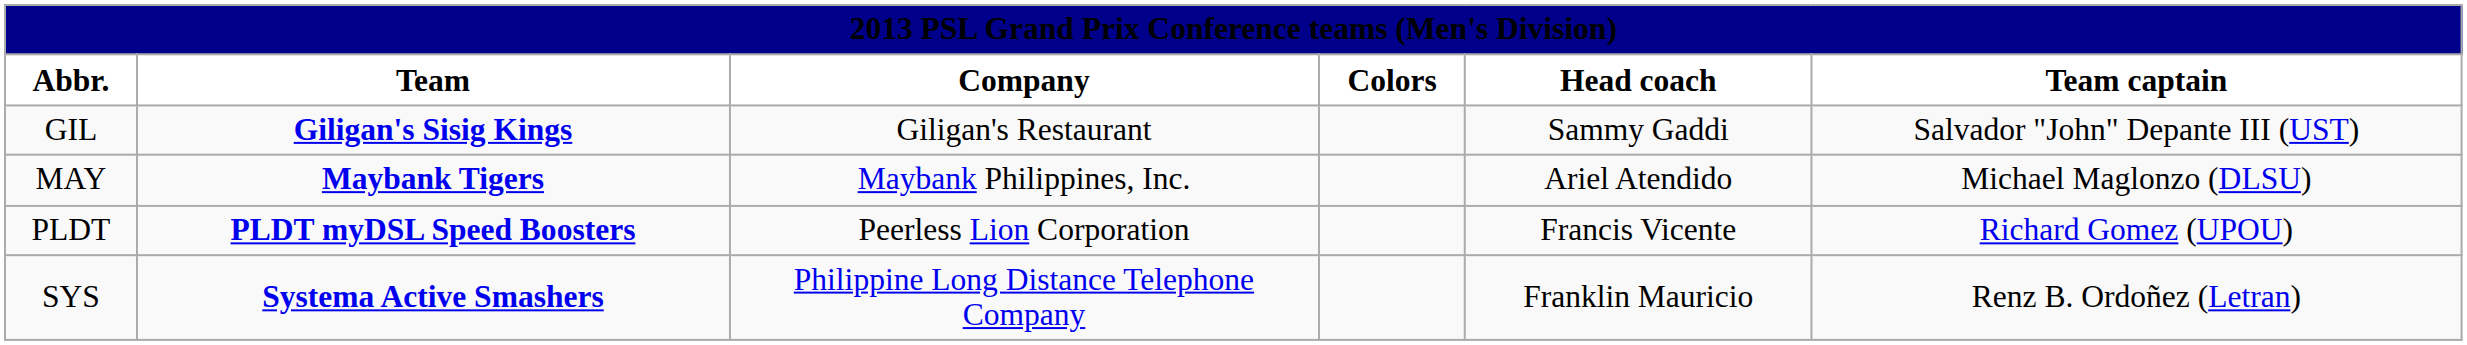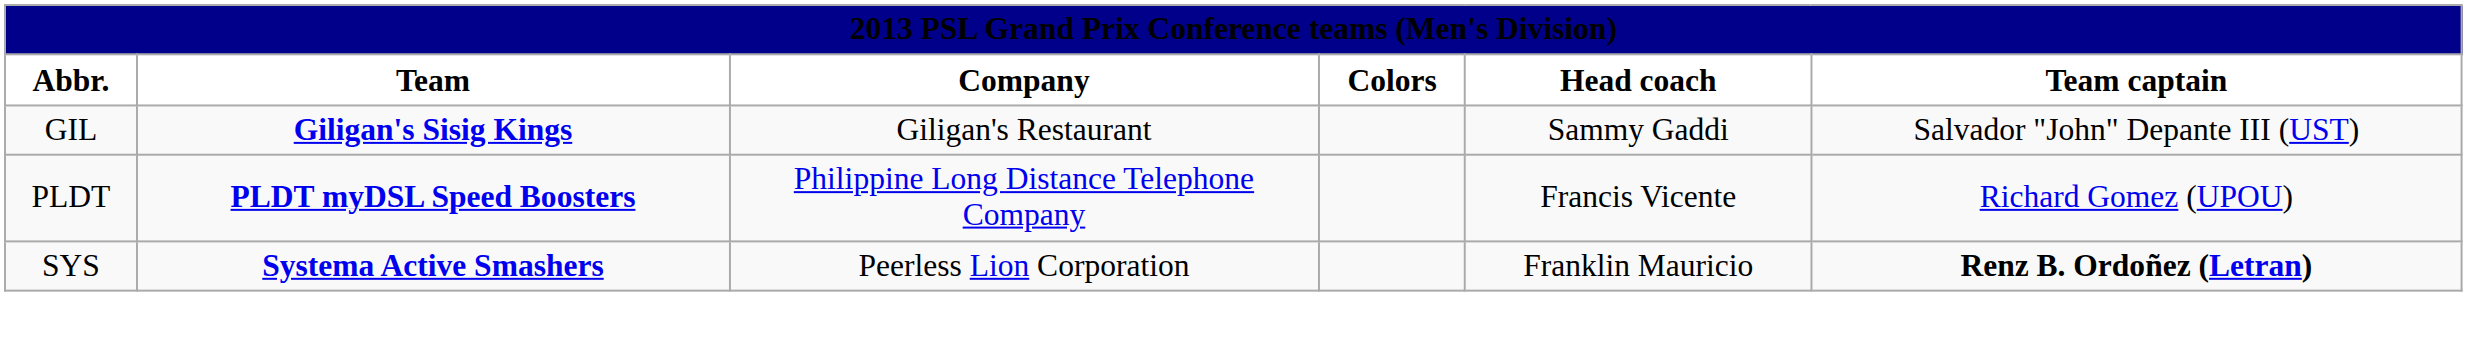- row: (71, 179)
(1024, 229) Peerless Lion Corporation -> (1024, 197) Philippine Long Distance Telephone Company
(1024, 297) Philippine Long Distance Telephone Company -> (1024, 264) Peerless Lion Corporation
(2136, 297) normal -> (2136, 264) bold
